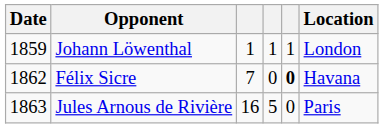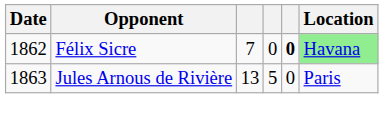- row: (124, 48)
(332, 78) no background -> (332, 48) lightgreen background
(250, 107) 16 -> (250, 78) 13
